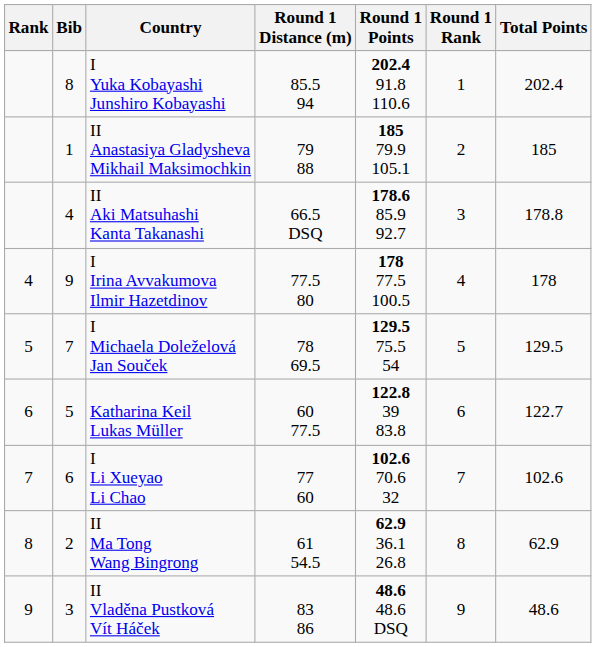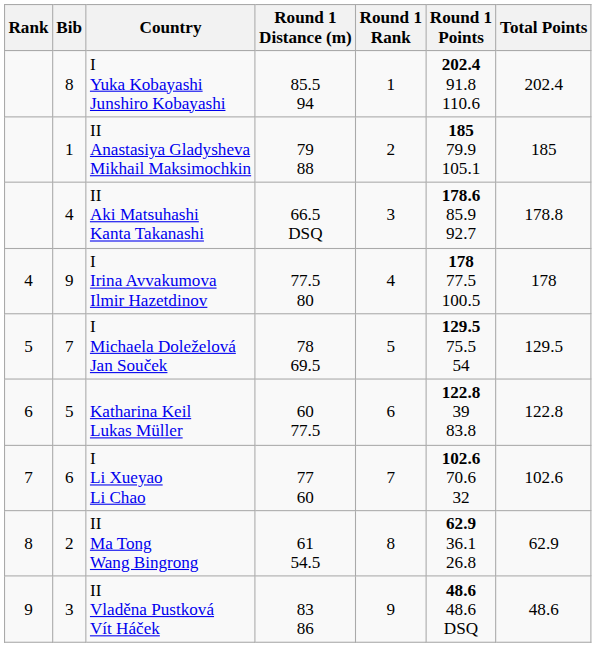columns swapped: (391, 27) <-> (461, 27)
(544, 412) 122.7 -> (544, 412) 122.8
